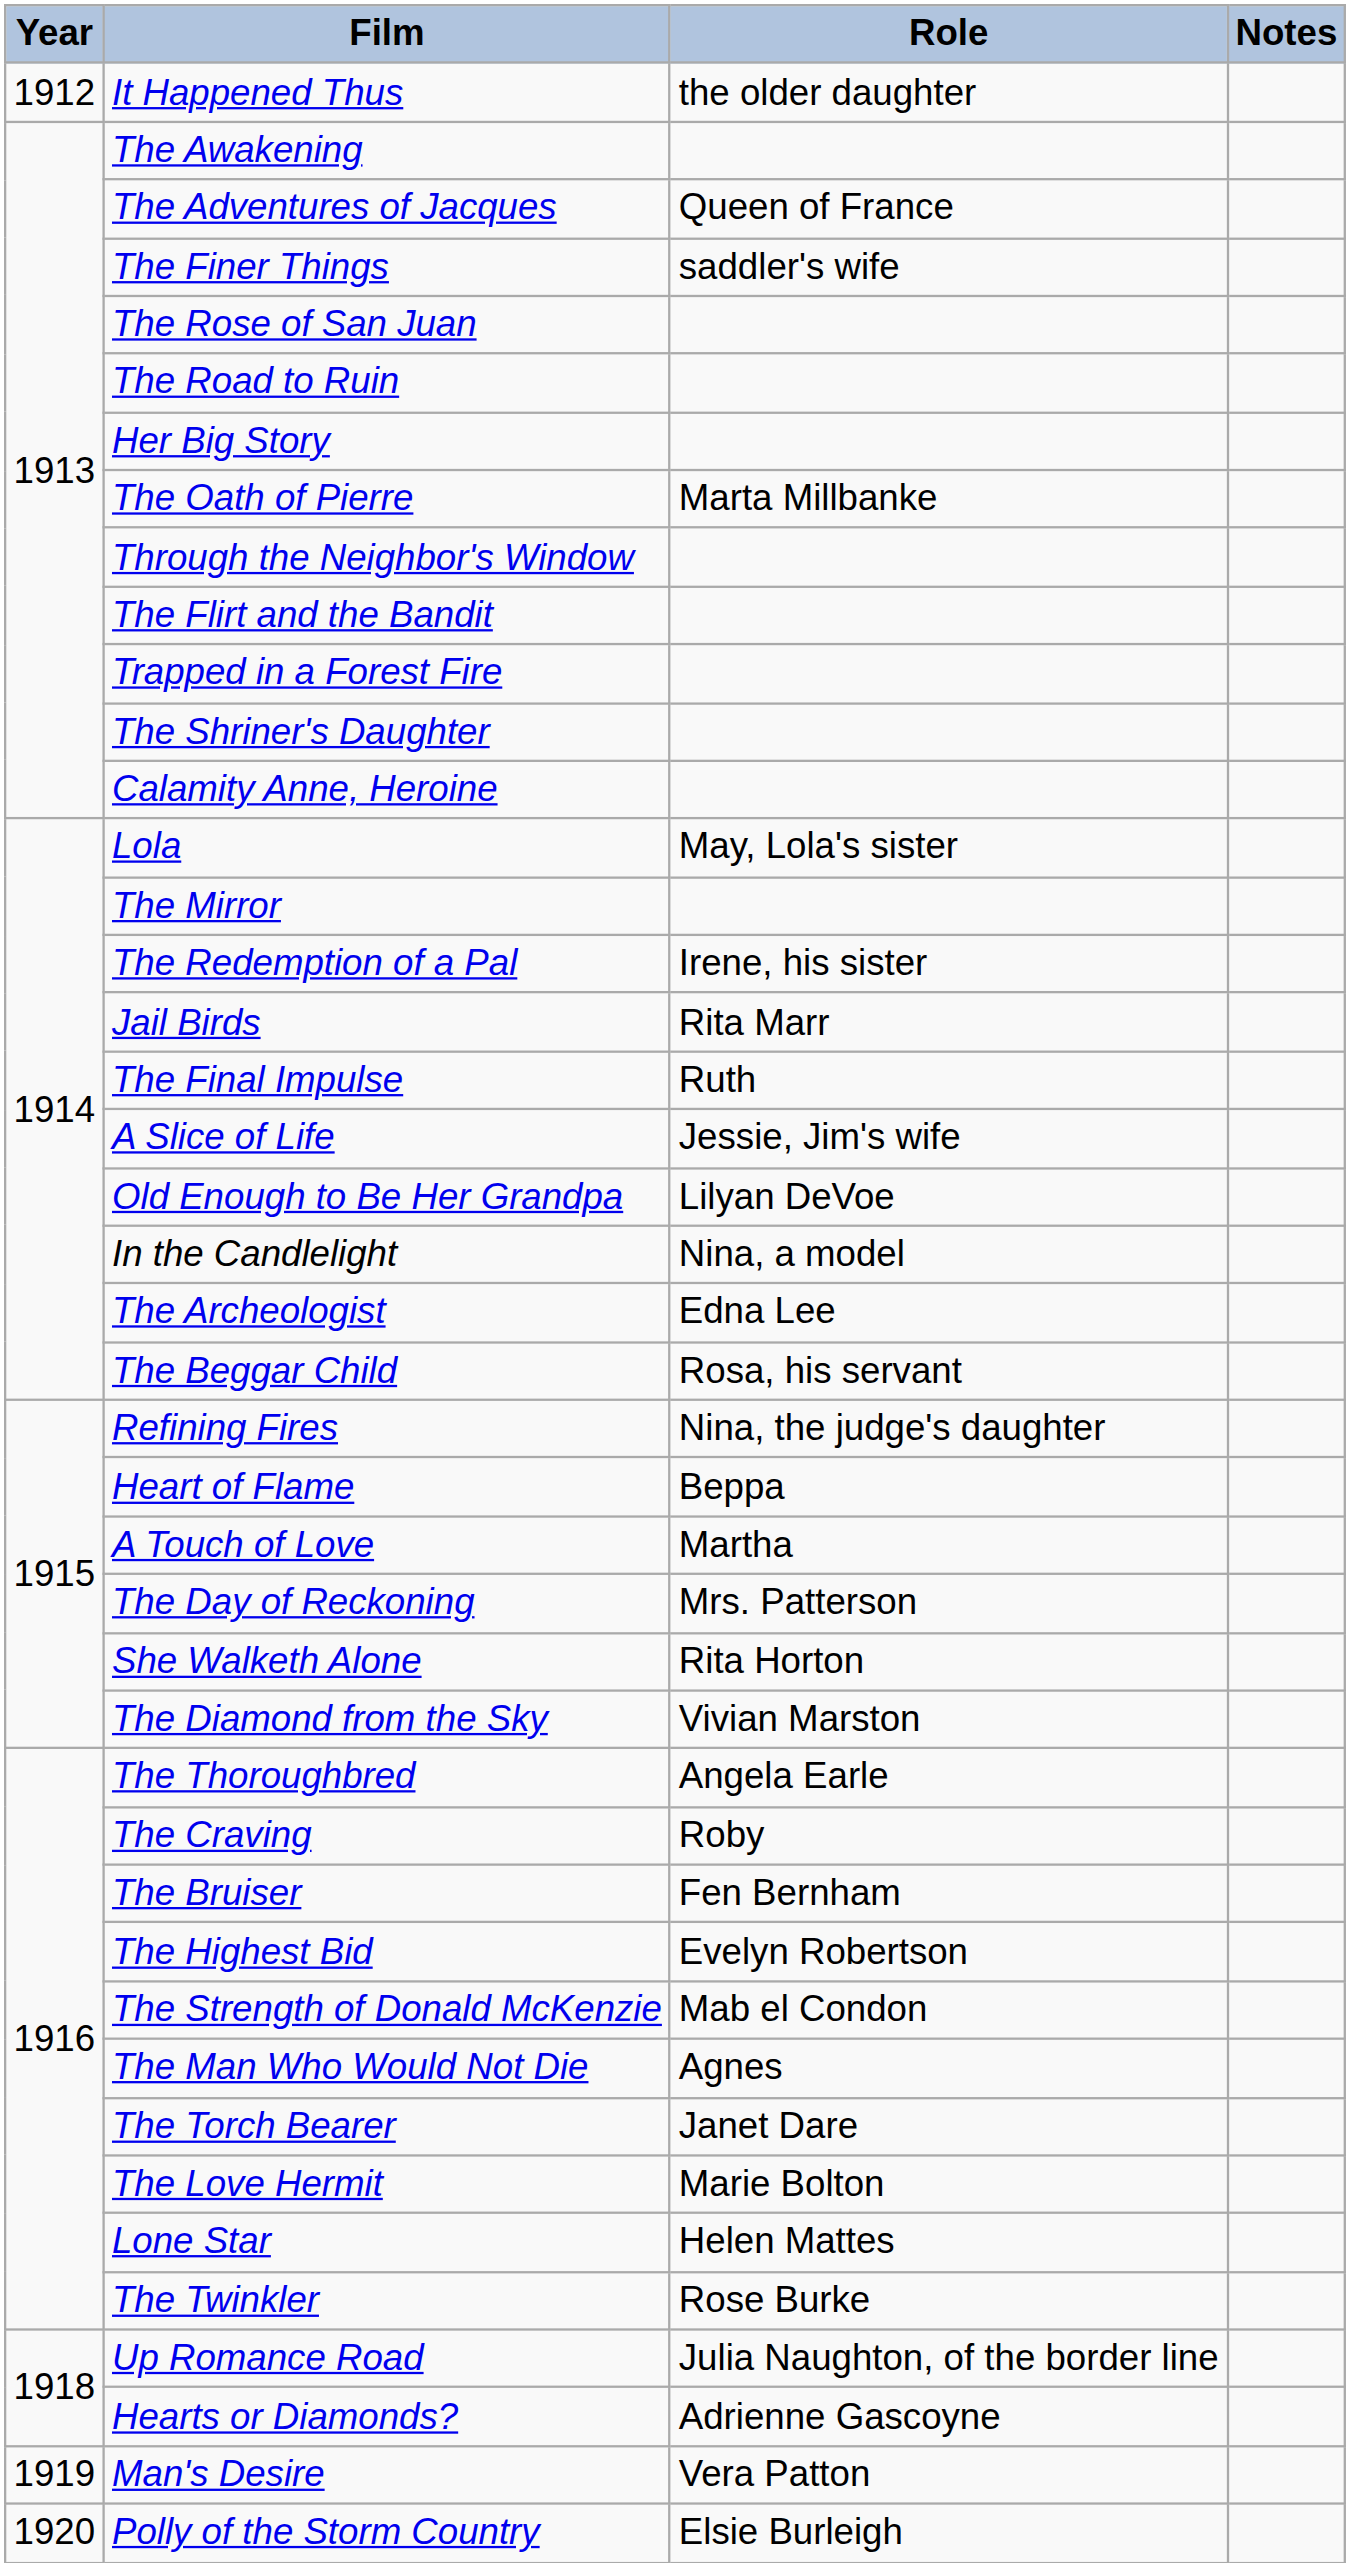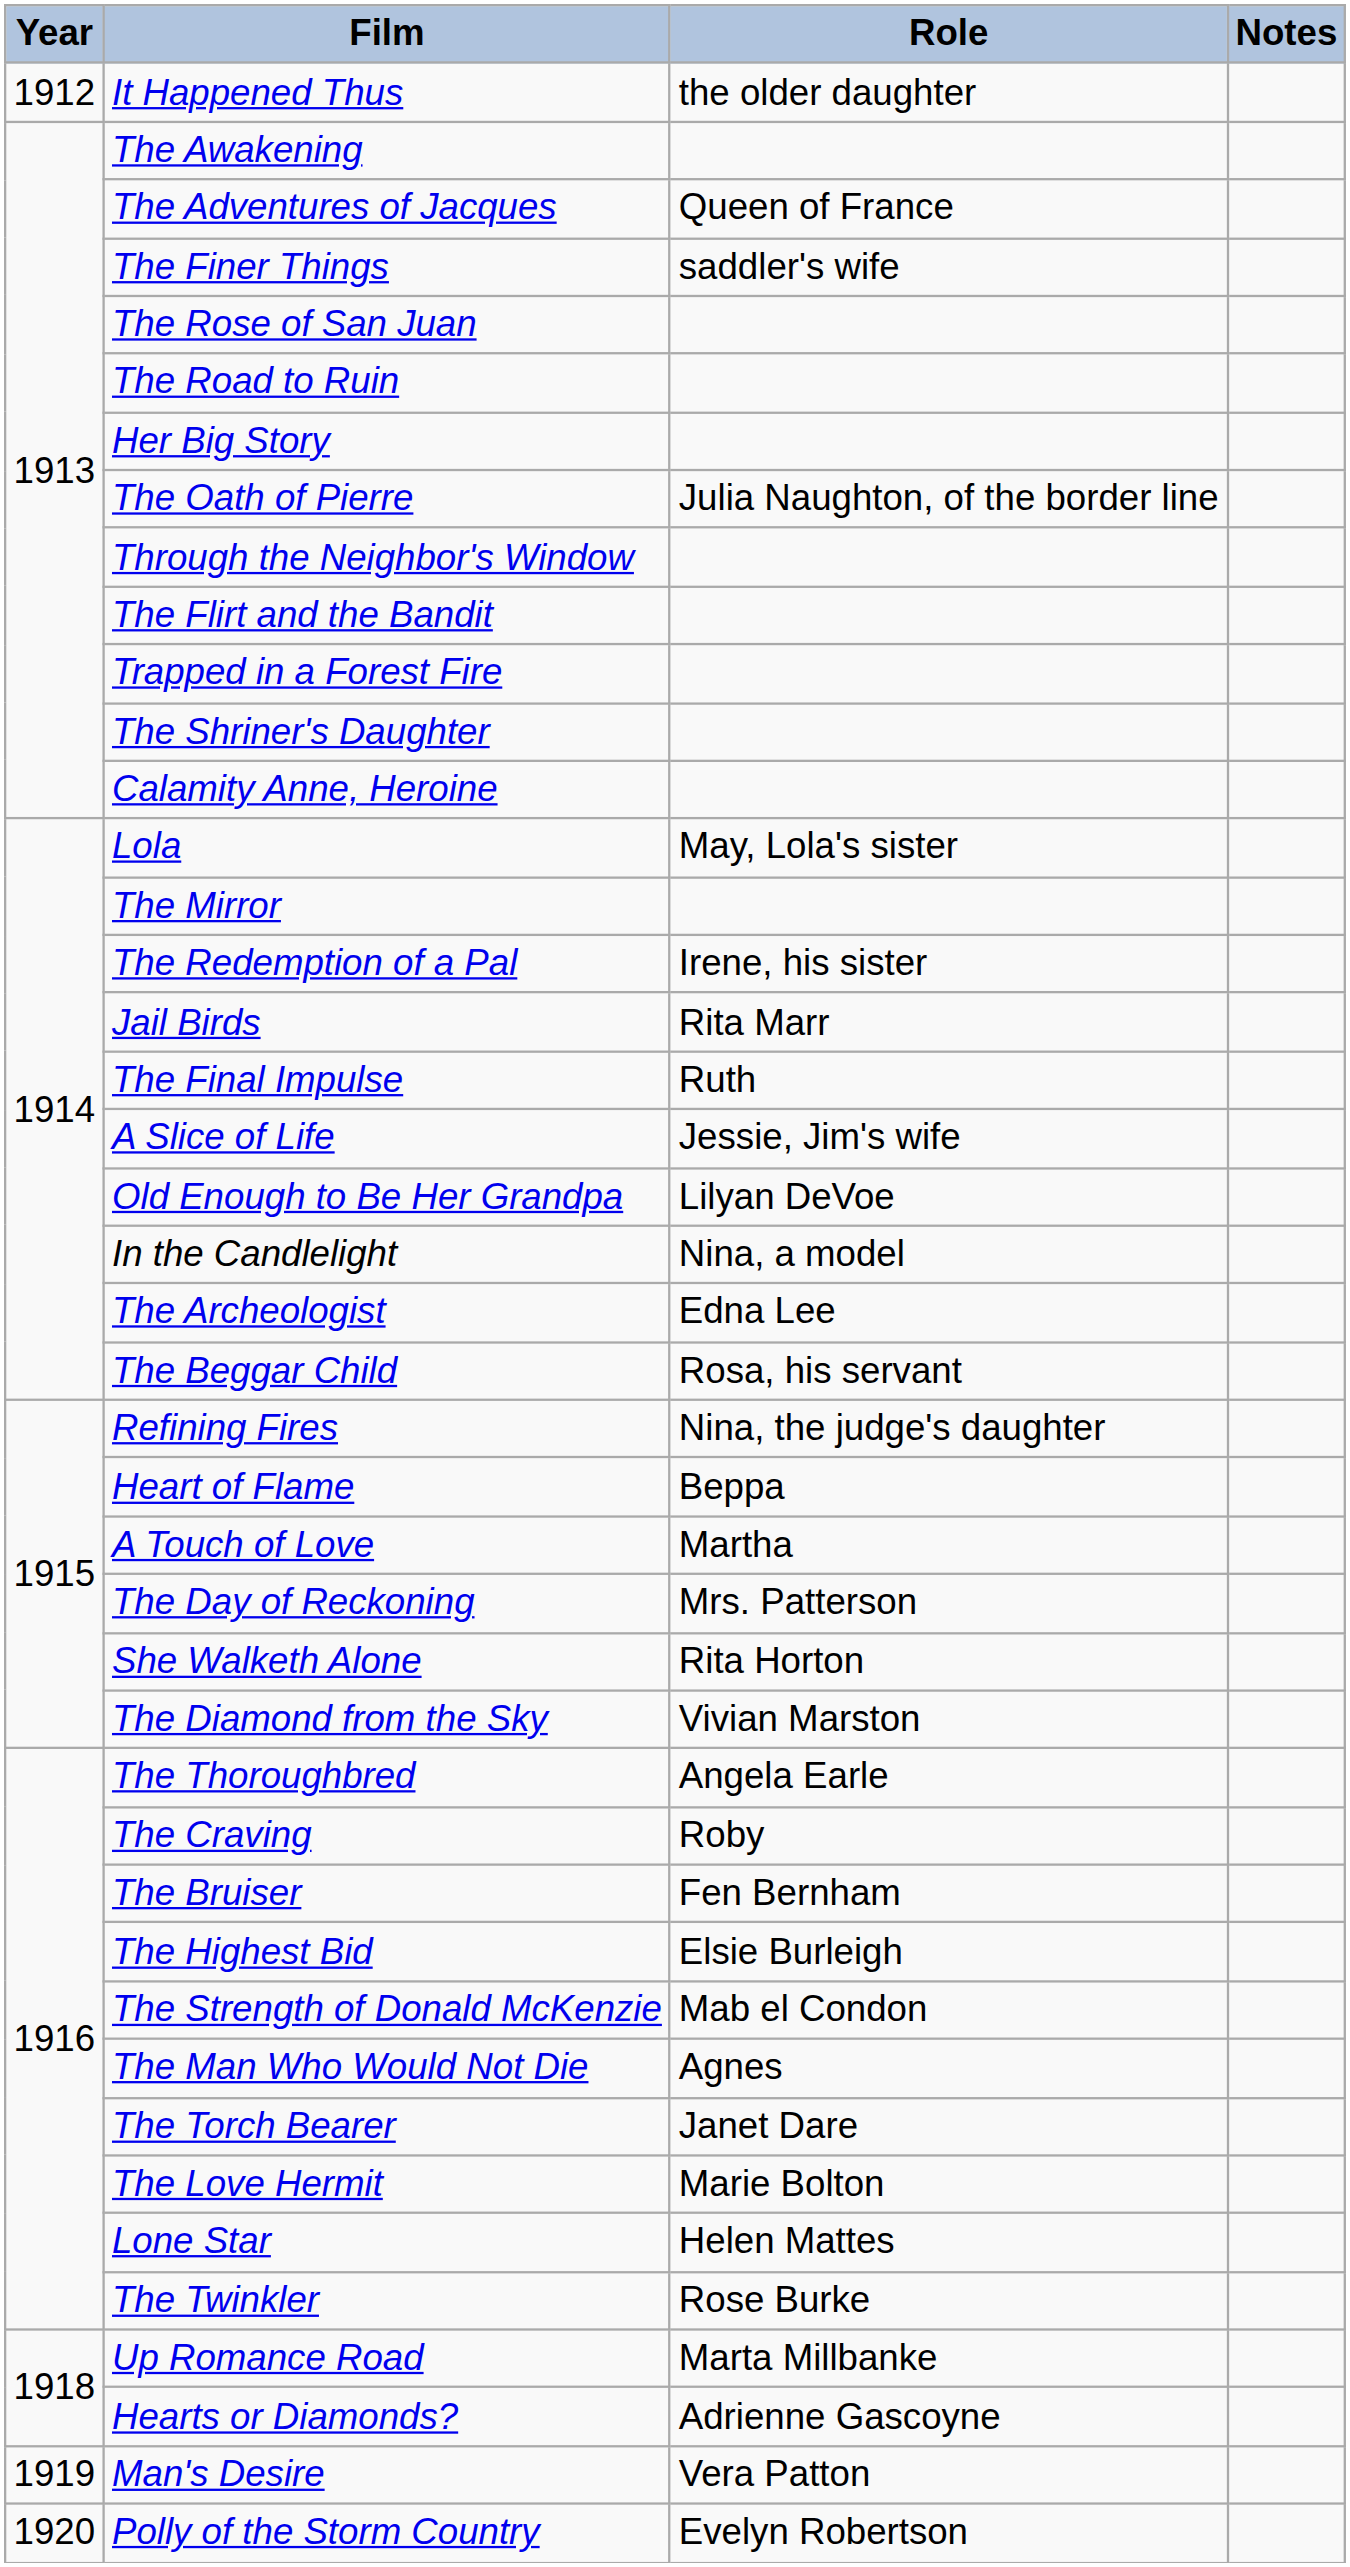(808, 498) Marta Millbanke -> (949, 498) Julia Naughton, of the border line
(823, 1951) Evelyn Robertson -> (791, 1951) Elsie Burleigh
(949, 2357) Julia Naughton, of the border line -> (808, 2357) Marta Millbanke
(791, 2532) Elsie Burleigh -> (823, 2532) Evelyn Robertson
